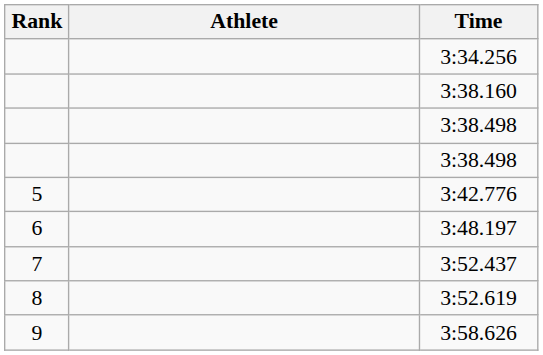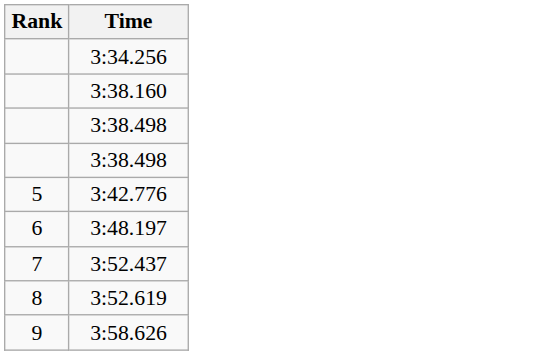- column: (244, 21)
